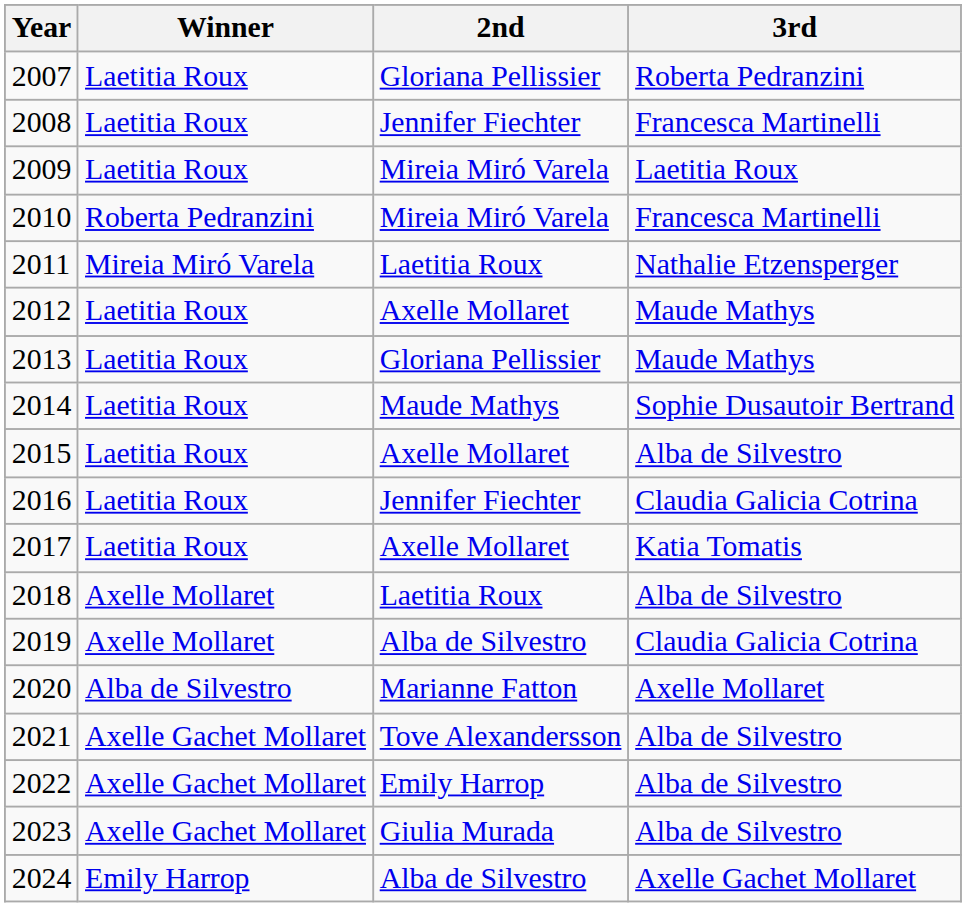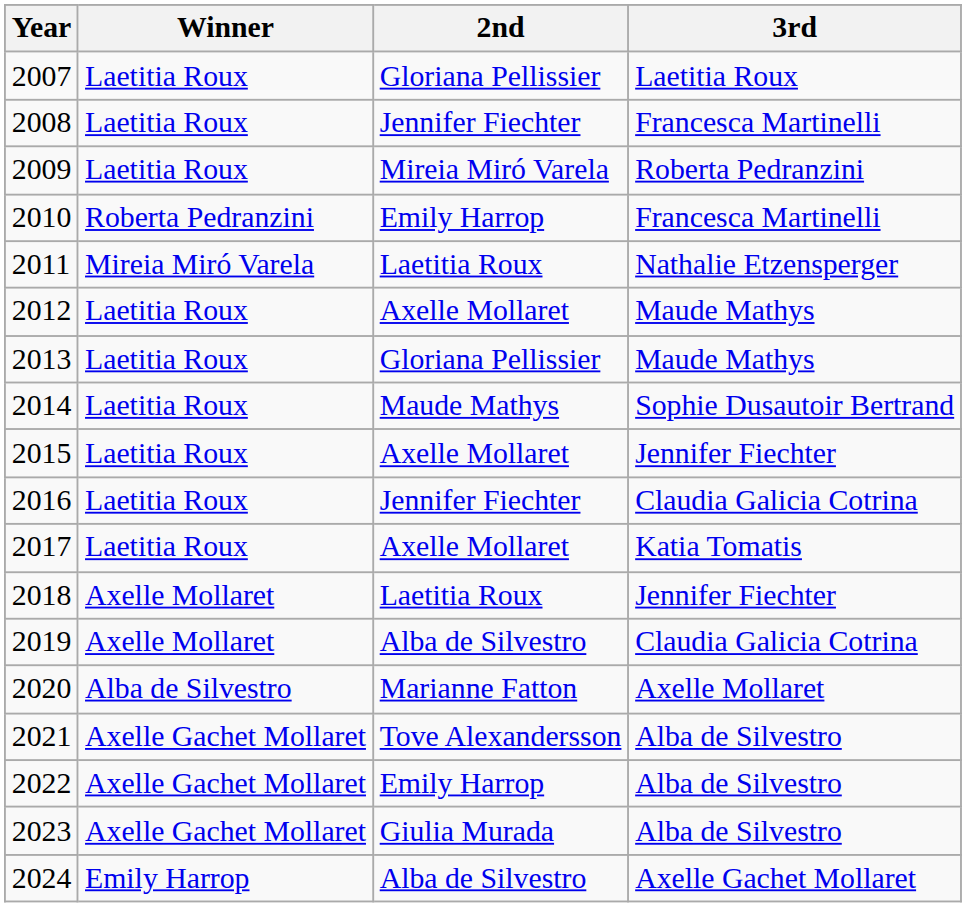(750, 75) Roberta Pedranzini -> (717, 75) Laetitia Roux
(717, 169) Laetitia Roux -> (750, 169) Roberta Pedranzini
(494, 216) Mireia Miró Varela -> (462, 216) Emily Harrop
(738, 452) Alba de Silvestro -> (736, 452) Jennifer Fiechter
(738, 594) Alba de Silvestro -> (736, 594) Jennifer Fiechter
